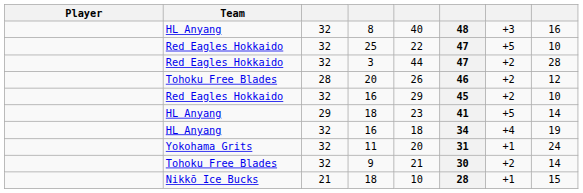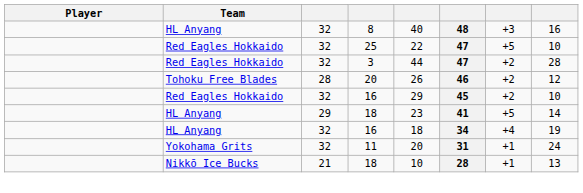- row: (221, 163)
(555, 180) 15 -> (555, 163) 13
